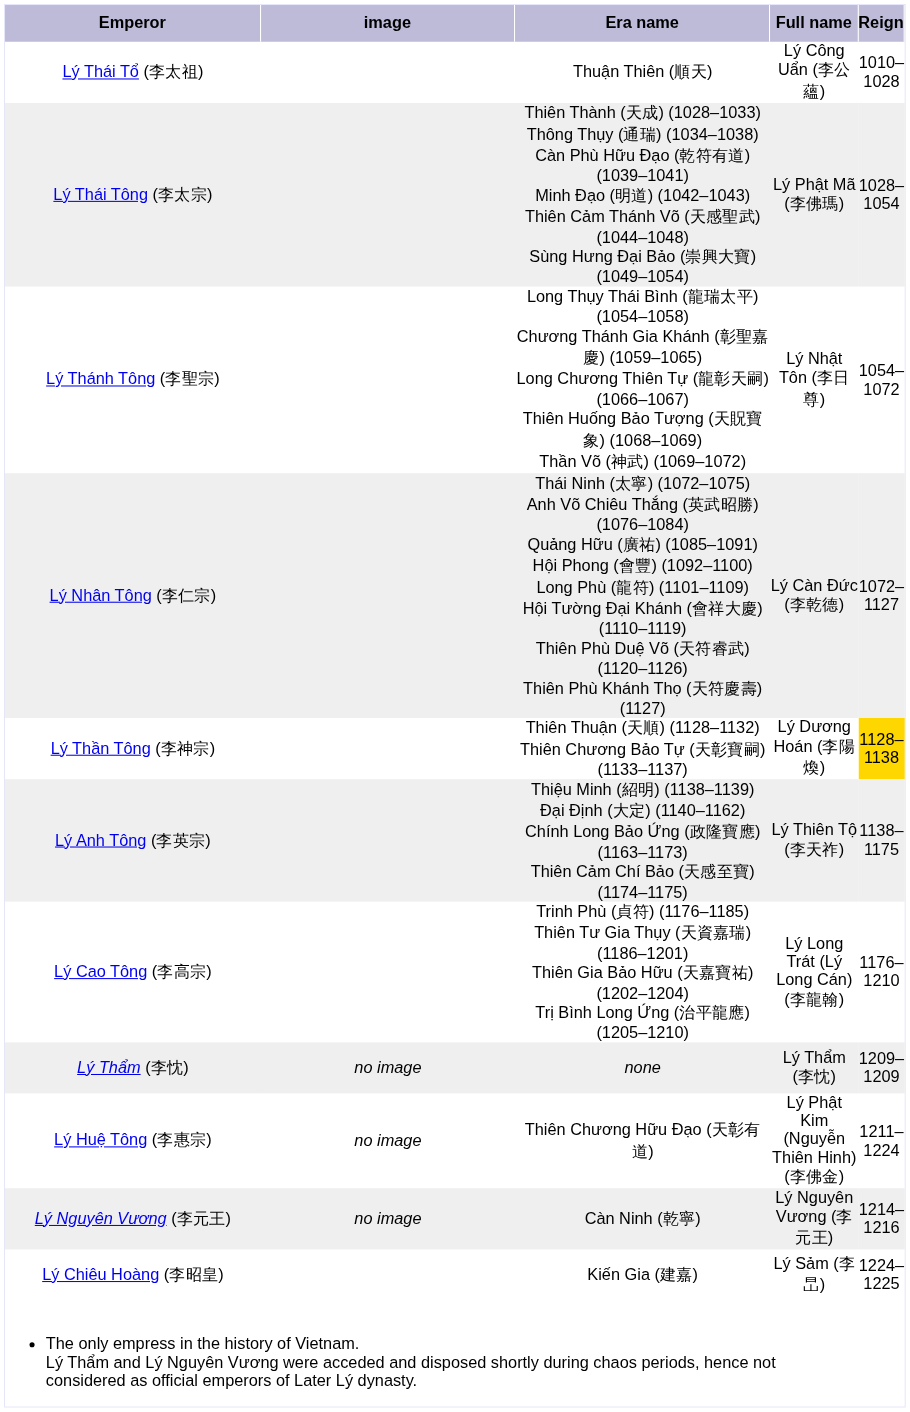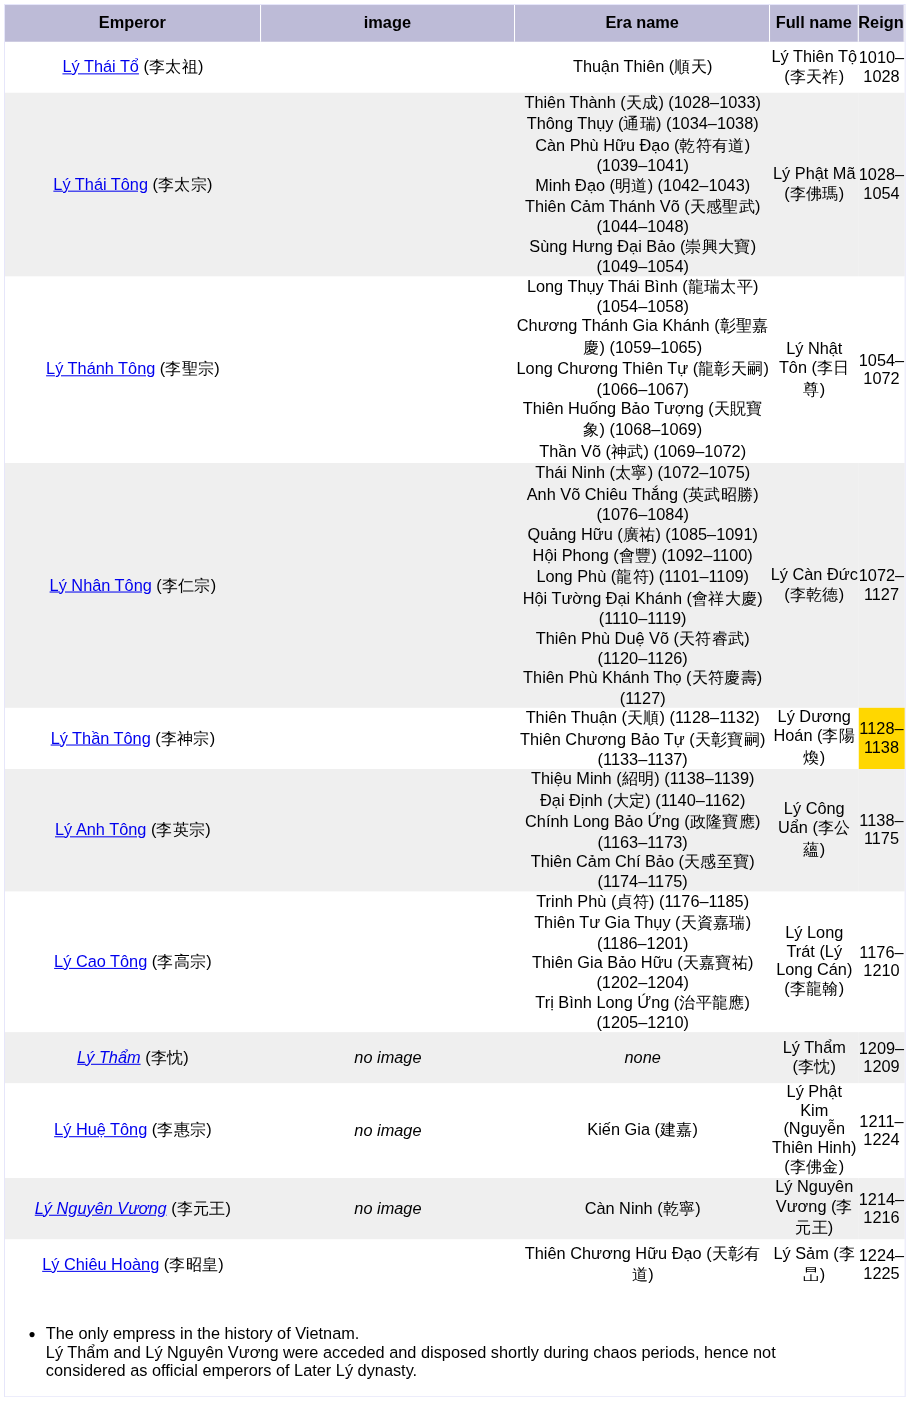(814, 71) Lý Công Uẩn (李公蘊) -> (814, 66) Lý Thiên Tộ (李天祚)
(814, 839) Lý Thiên Tộ (李天祚) -> (814, 829) Lý Công Uẩn (李公蘊)
(643, 1140) Thiên Chương Hữu Đạo (天彰有道) -> (643, 1130) Kiến Gia (建嘉)
(643, 1274) Kiến Gia (建嘉) -> (643, 1264) Thiên Chương Hữu Đạo (天彰有道)
